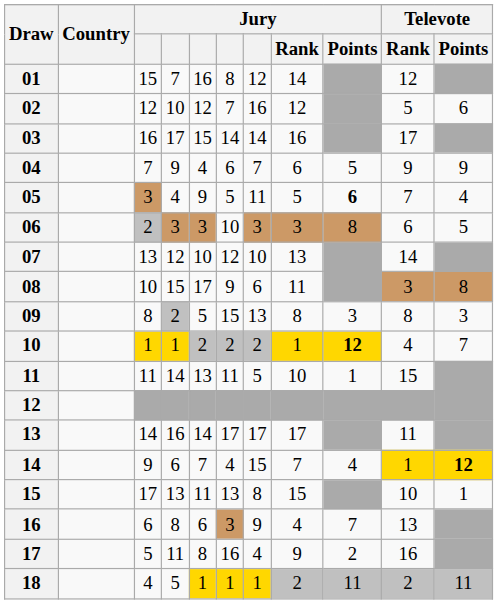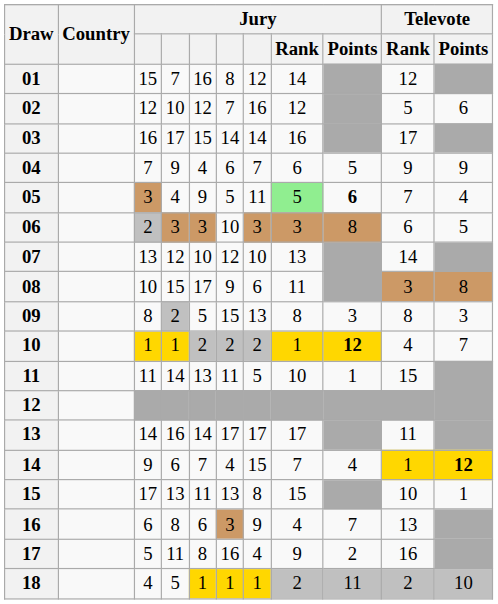(297, 197) no background -> (297, 197) lightgreen background
(463, 583) 11 -> (463, 583) 10
